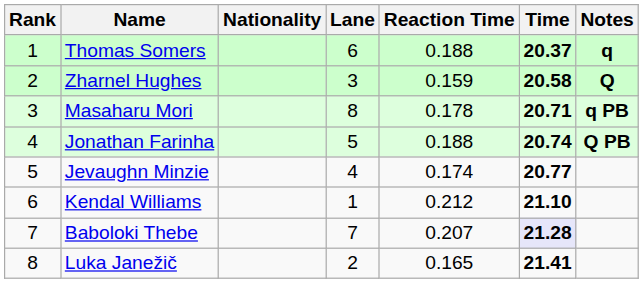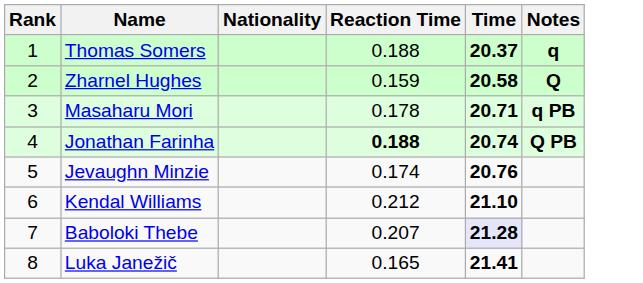- column: (353, 19)
(449, 141) normal -> (396, 141) bold
(548, 171) 20.77 -> (494, 171) 20.76
